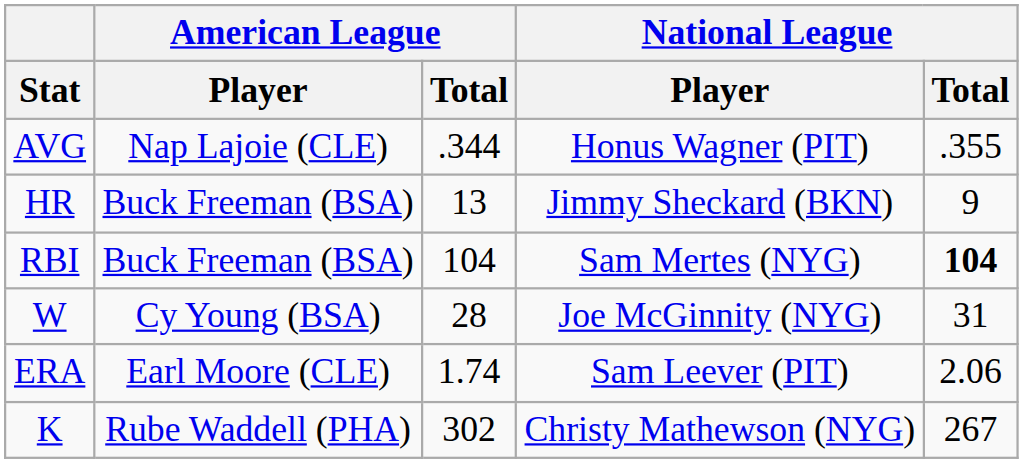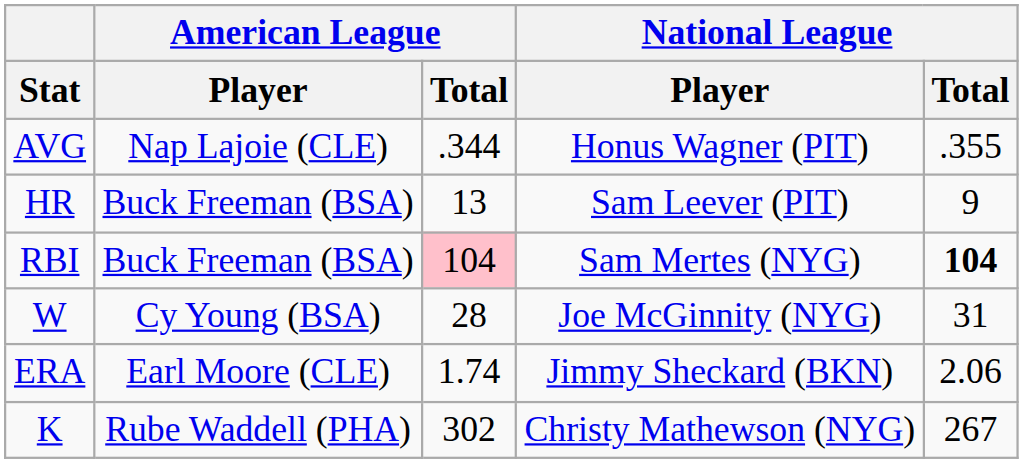(720, 202) Jimmy Sheckard (BKN) -> (720, 202) Sam Leever (PIT)
(469, 259) no background -> (469, 259) pink background
(720, 372) Sam Leever (PIT) -> (720, 372) Jimmy Sheckard (BKN)
